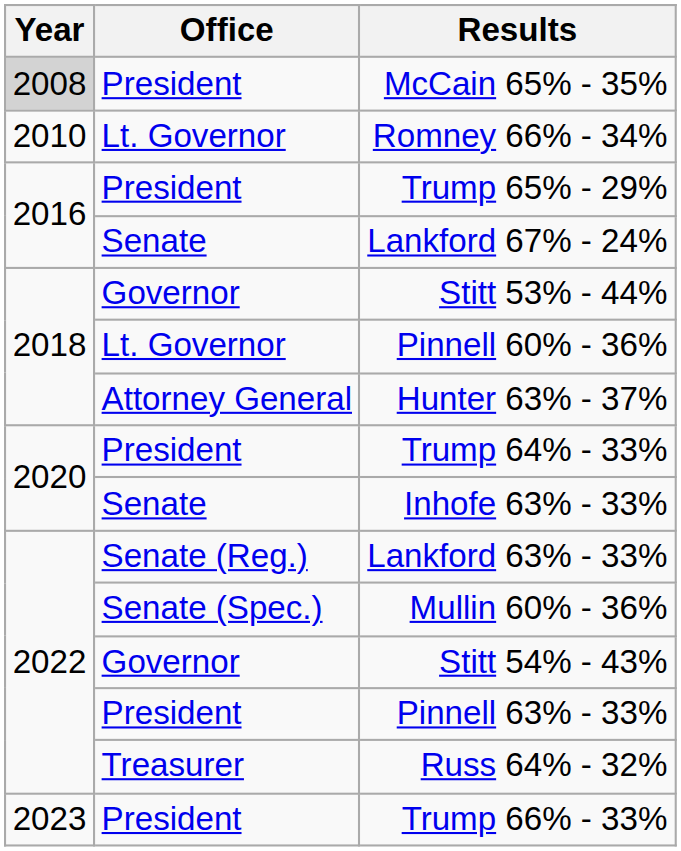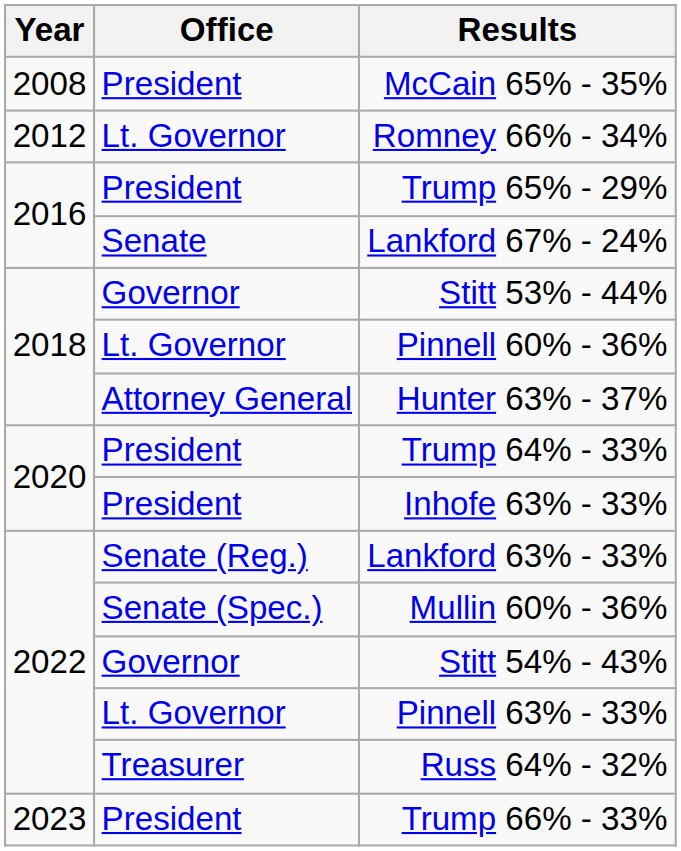(50, 83) lightgrey background -> (50, 83) no background
(50, 135) 2010 -> (50, 135) 2012
(154, 503) Senate -> (172, 503) President
(172, 713) President -> (194, 713) Lt. Governor
